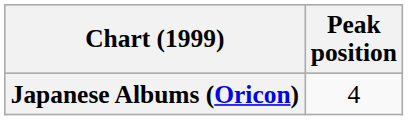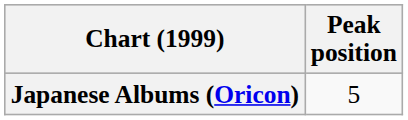(354, 93) 4 -> (354, 93) 5
